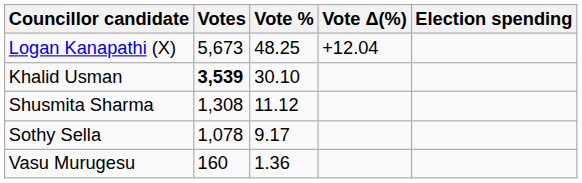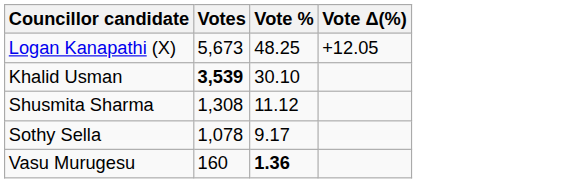- column: (494, 18)
(350, 47) +12.04 -> (350, 47) +12.05
(272, 163) normal -> (272, 163) bold
